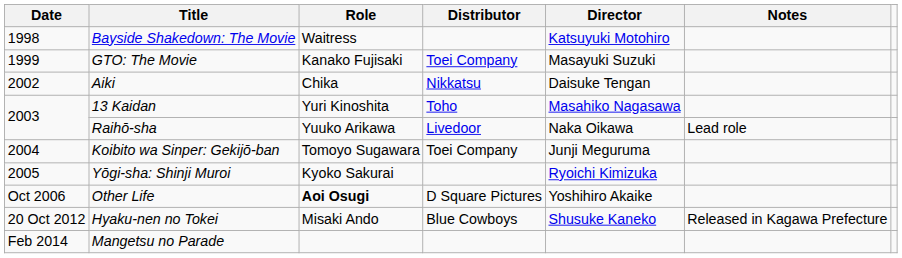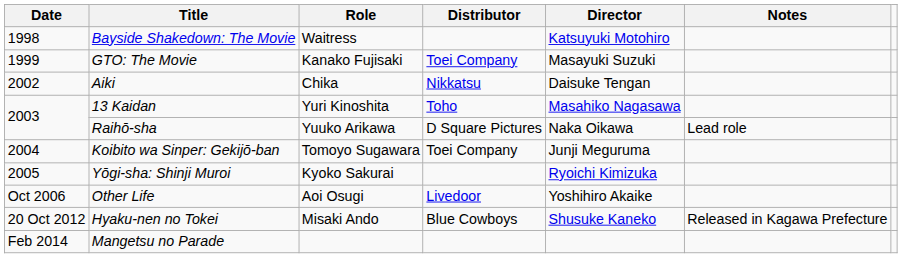(454, 128) Livedoor -> (484, 128) D Square Pictures
(335, 196) bold -> (333, 196) normal
(484, 196) D Square Pictures -> (454, 196) Livedoor
